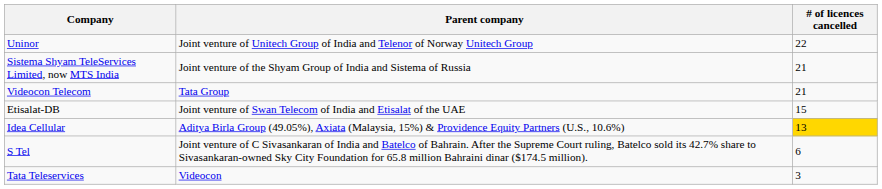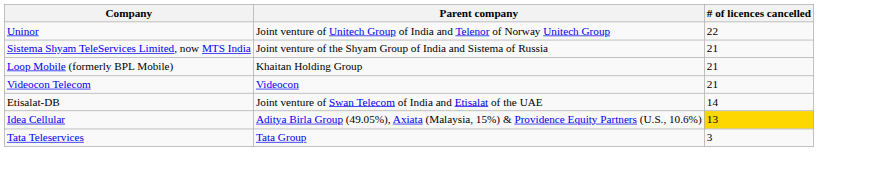+ row: (90, 66)
(204, 91) Tata Group -> (277, 84) Videocon
(801, 109) 15 -> (712, 102) 14
- row: (18, 151)
(200, 175) Videocon -> (281, 137) Tata Group
